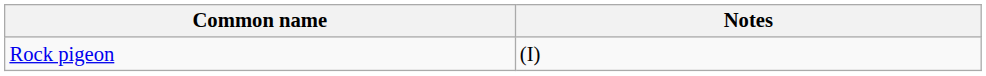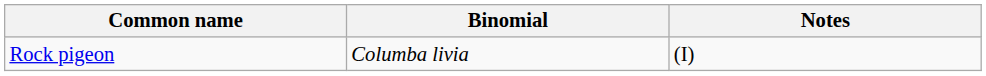+ column: (508, 20)
